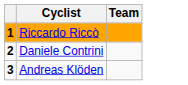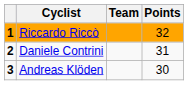+ column: (162, 13)
